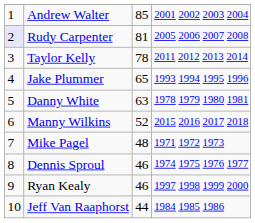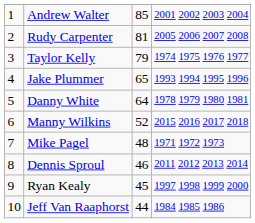(11, 36) lavender background -> (11, 36) no background
(142, 57) 78 -> (142, 57) 79
(201, 57) 2011 2012 2013 2014 -> (201, 57) 1974 1975 1976 1977
(142, 100) 63 -> (142, 100) 64
(201, 164) 1974 1975 1976 1977 -> (201, 164) 2011 2012 2013 2014
(142, 185) 46 -> (142, 185) 45
